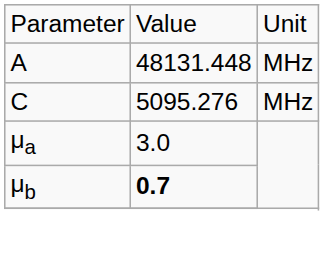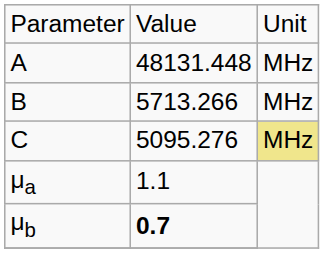+ row: (19, 101)
(288, 101) no background -> (288, 140) khaki background
(153, 142) 3.0 -> (153, 181) 1.1
